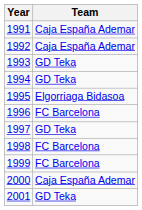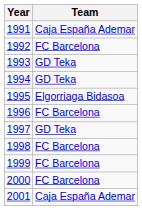(85, 46) Caja España Ademar -> (67, 46) FC Barcelona
(85, 180) Caja España Ademar -> (67, 180) FC Barcelona
(56, 197) GD Teka -> (85, 197) Caja España Ademar
